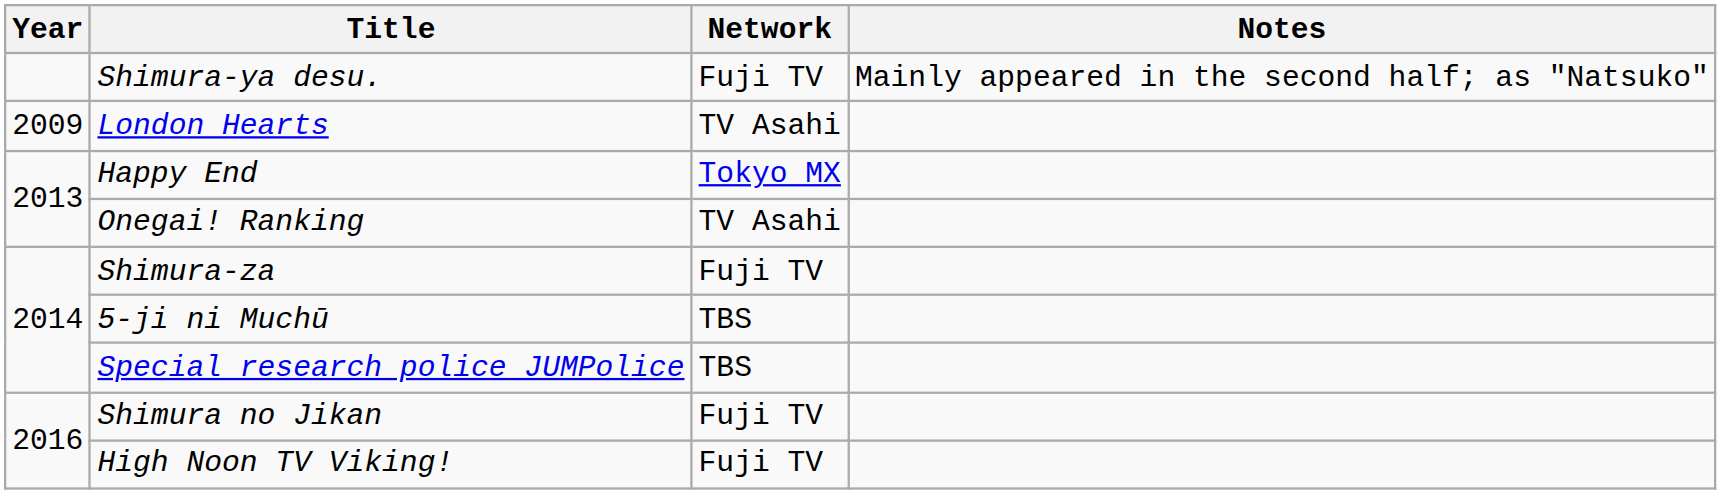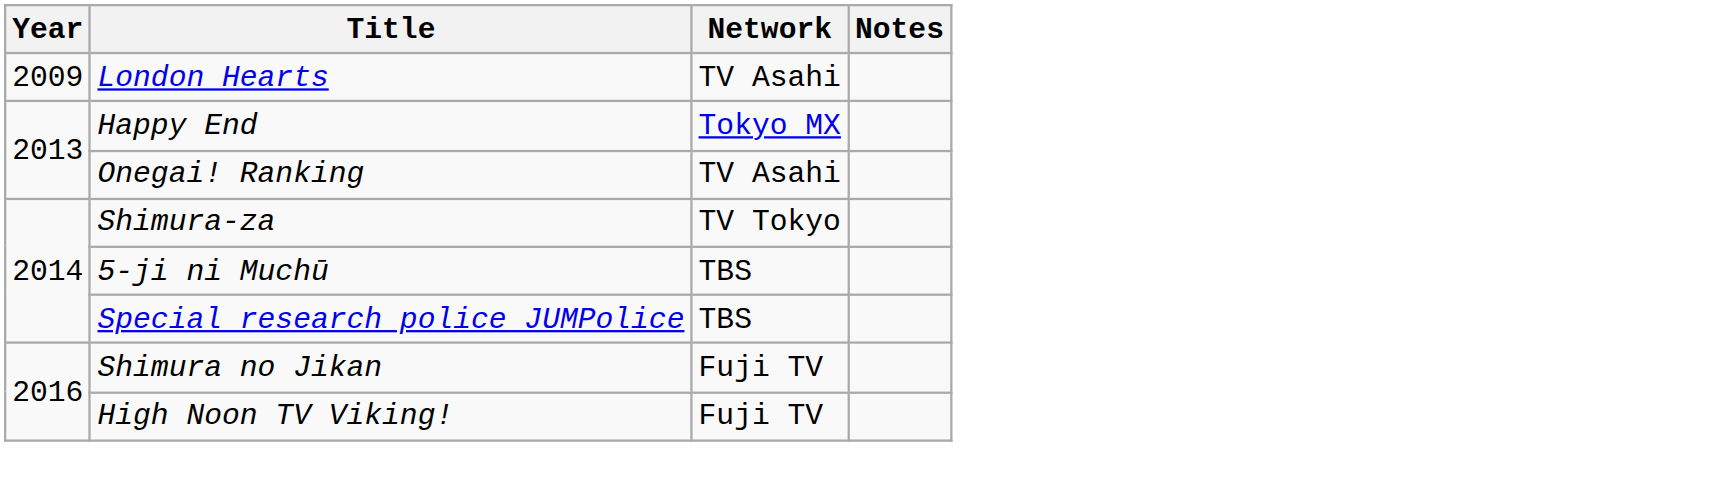- row: (240, 78)
(761, 271) Fuji TV -> (770, 223) TV Tokyo
